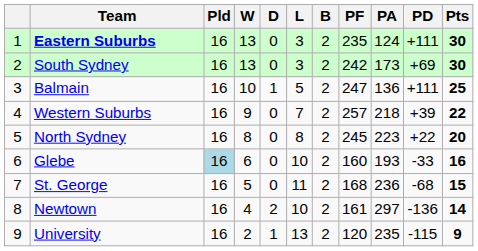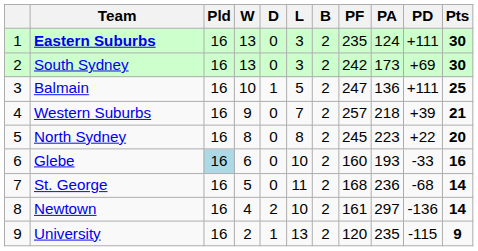(457, 112) 22 -> (457, 112) 21
(457, 185) 15 -> (457, 185) 14
